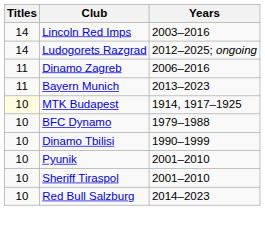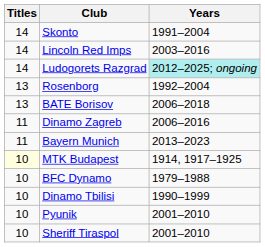+ row: (60, 31)
(204, 50) no background -> (204, 68) paleturquoise background
+ row: (70, 86)
+ row: (78, 104)
- row: (88, 196)
